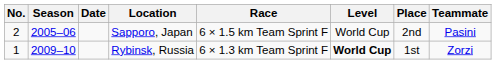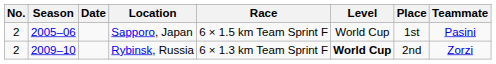(412, 31) 2nd -> (412, 31) 1st
(16, 50) 1 -> (16, 50) 2
(412, 50) 1st -> (412, 50) 2nd
